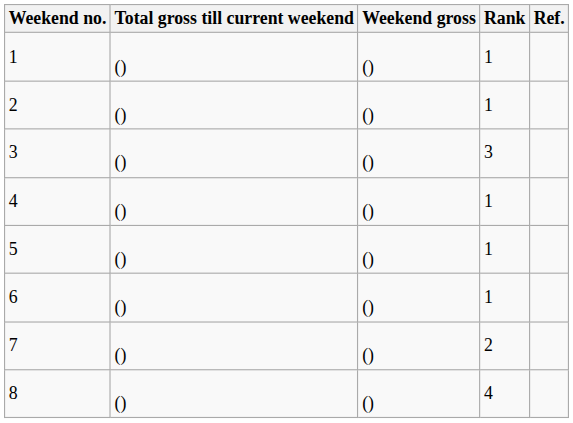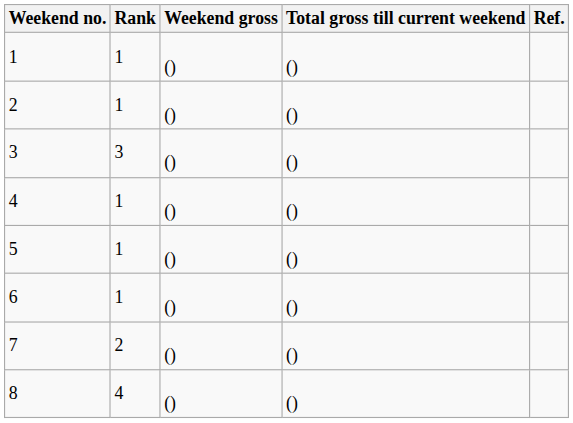columns swapped: (505, 18) <-> (234, 18)
